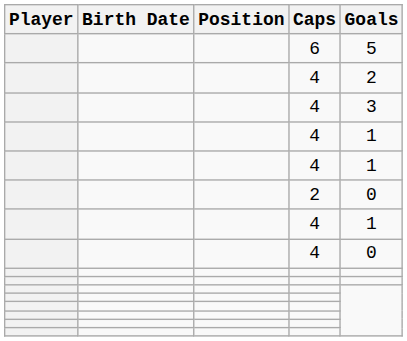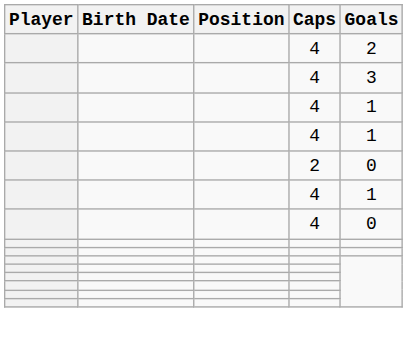- row: (41, 49)
